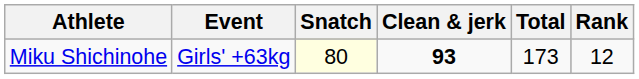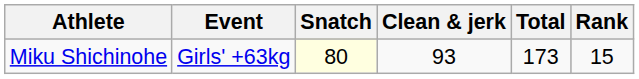(444, 56) bold -> (444, 56) normal
(602, 56) 12 -> (602, 56) 15
